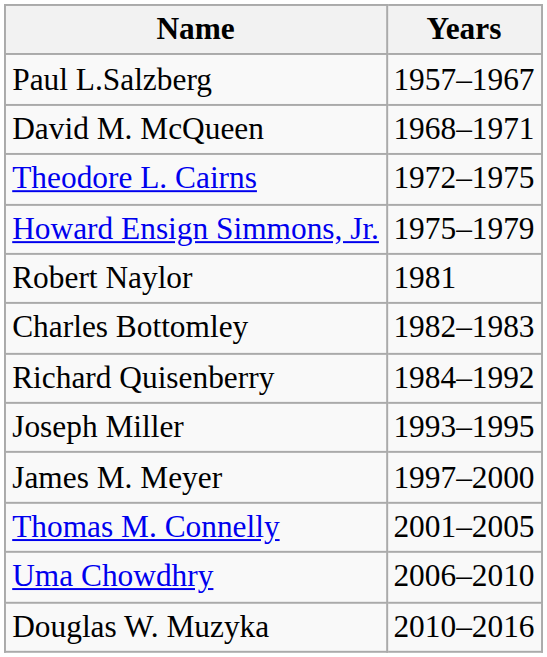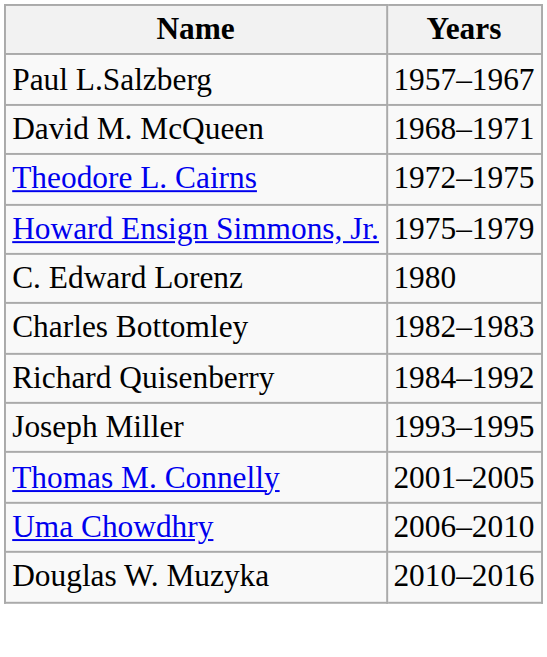+ row: (128, 278)
- row: (102, 278)
- row: (117, 476)
